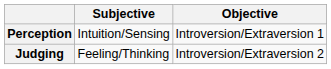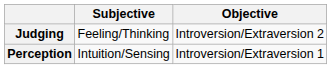rows swapped: (40, 34) <-> (40, 53)
